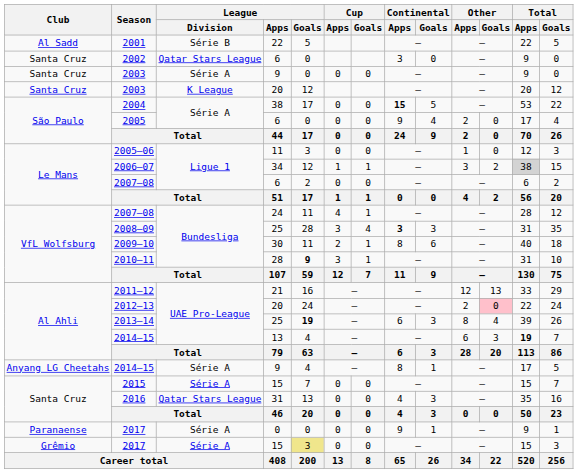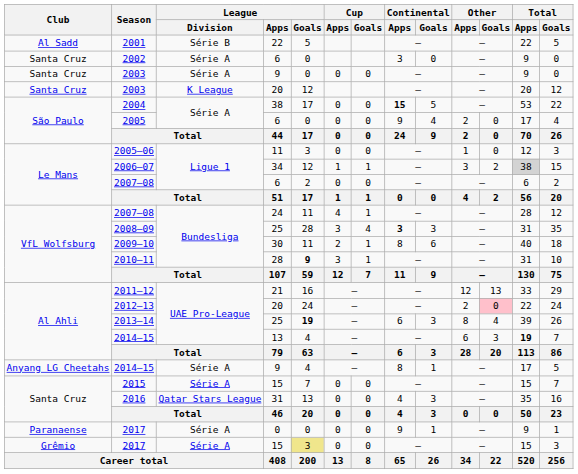(210, 58) Qatar Stars League -> (210, 58) Série A
